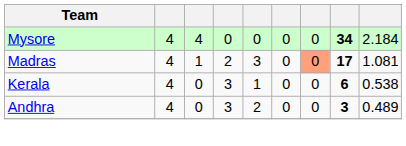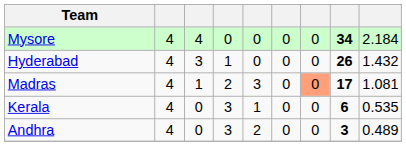+ row: (43, 61)
(380, 84) 0.538 -> (380, 107) 0.535
